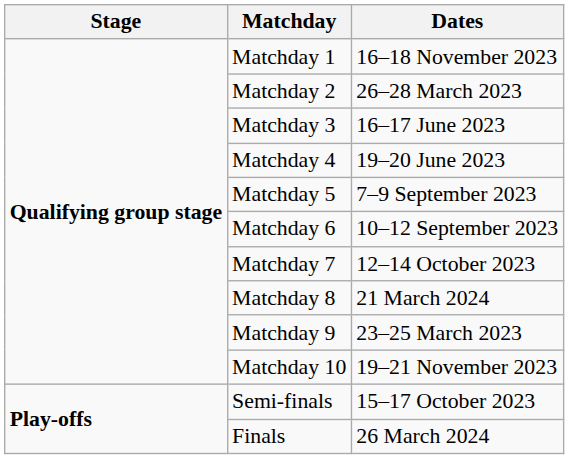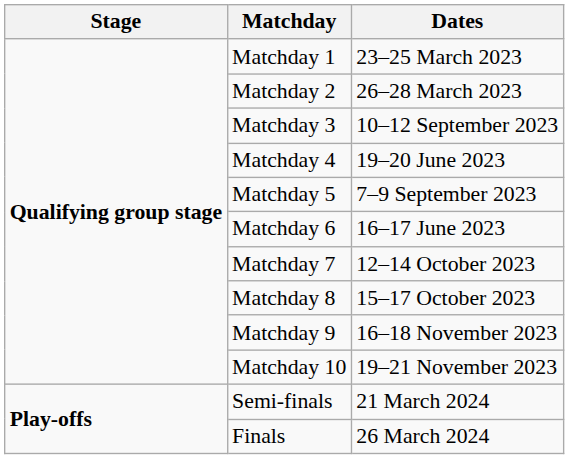(457, 56) 16–18 November 2023 -> (439, 56) 23–25 March 2023
(431, 125) 16–17 June 2023 -> (457, 125) 10–12 September 2023
(457, 228) 10–12 September 2023 -> (431, 228) 16–17 June 2023
(423, 297) 21 March 2024 -> (446, 297) 15–17 October 2023
(439, 332) 23–25 March 2023 -> (457, 332) 16–18 November 2023
(446, 401) 15–17 October 2023 -> (423, 401) 21 March 2024
